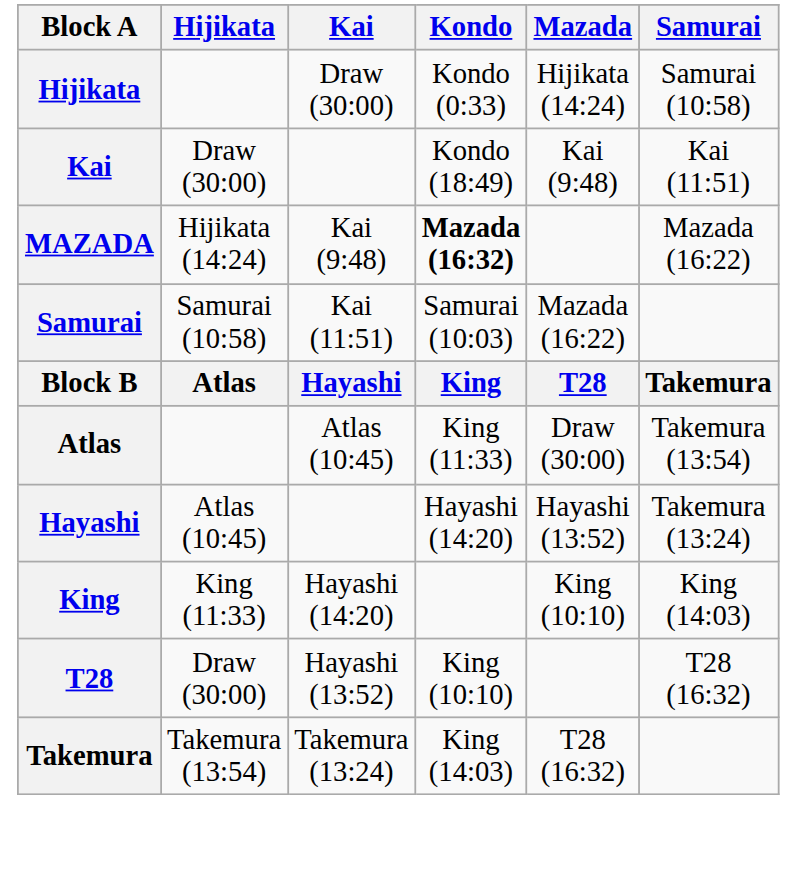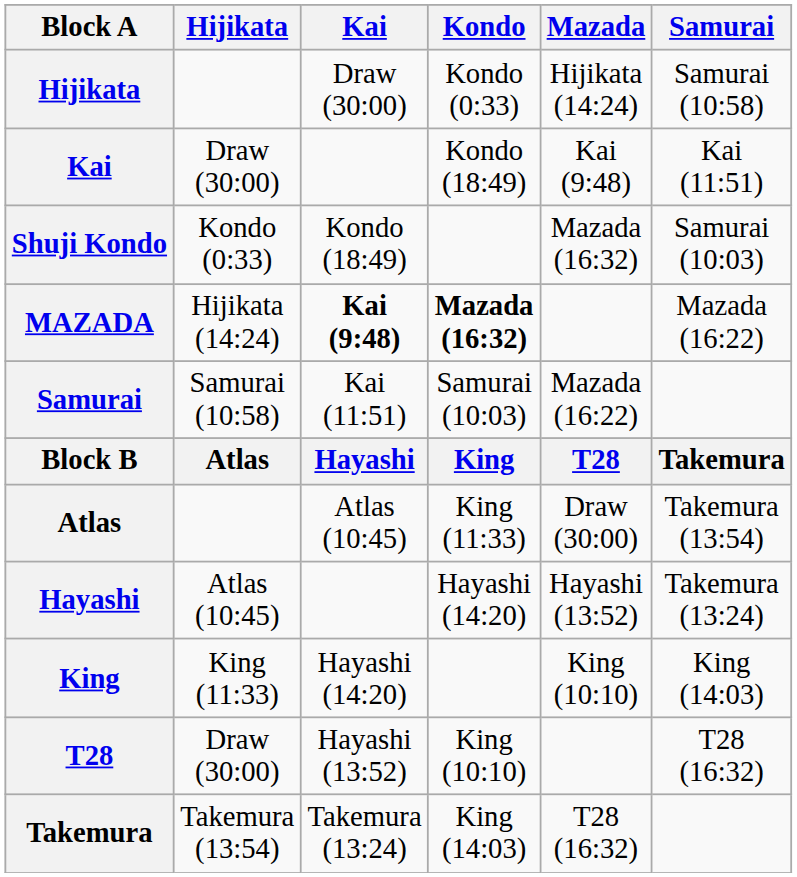+ row: (89, 244)
(351, 244) normal -> (365, 321) bold
